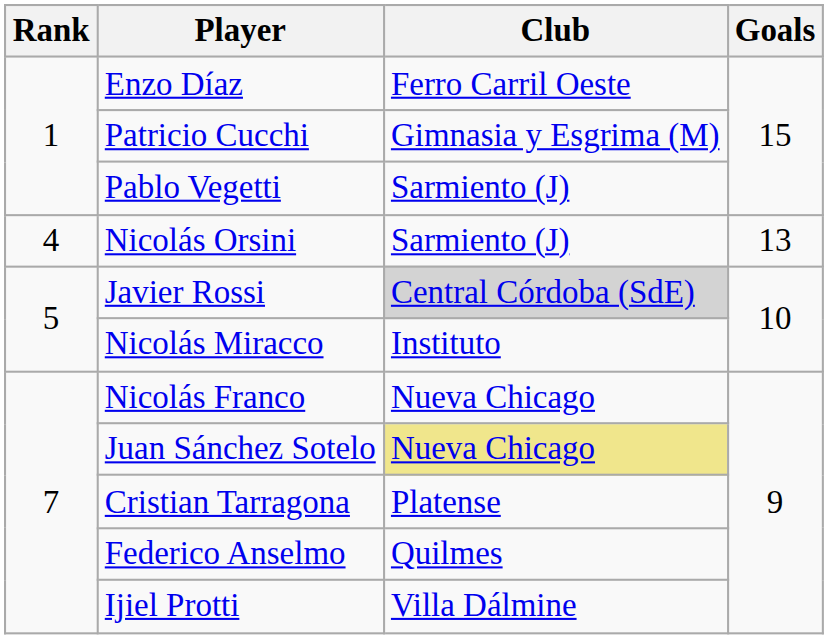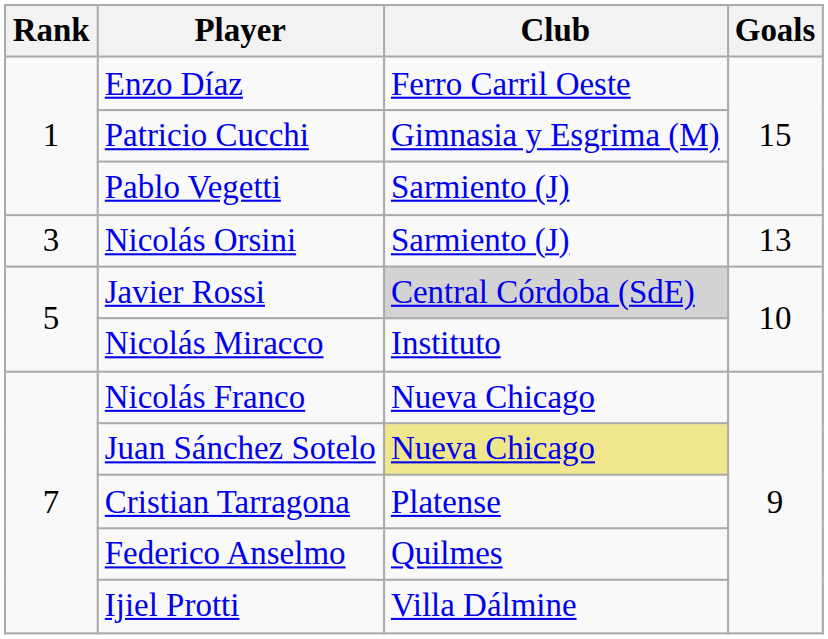(51, 239) 4 -> (51, 239) 3
